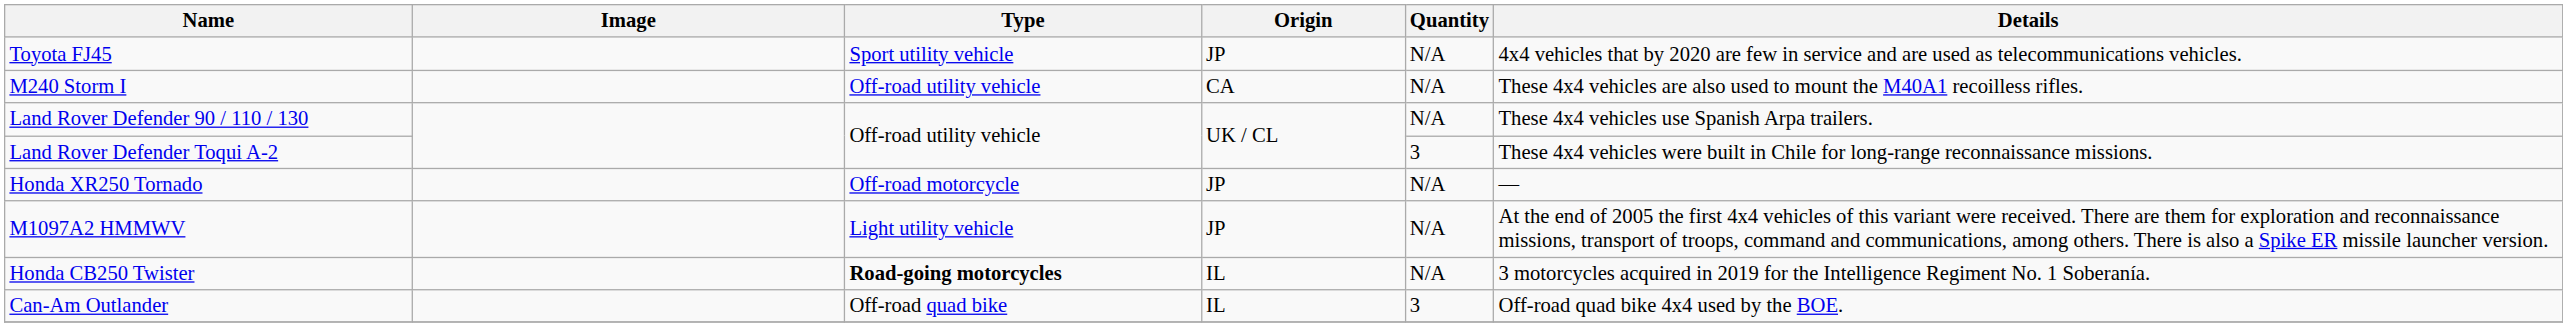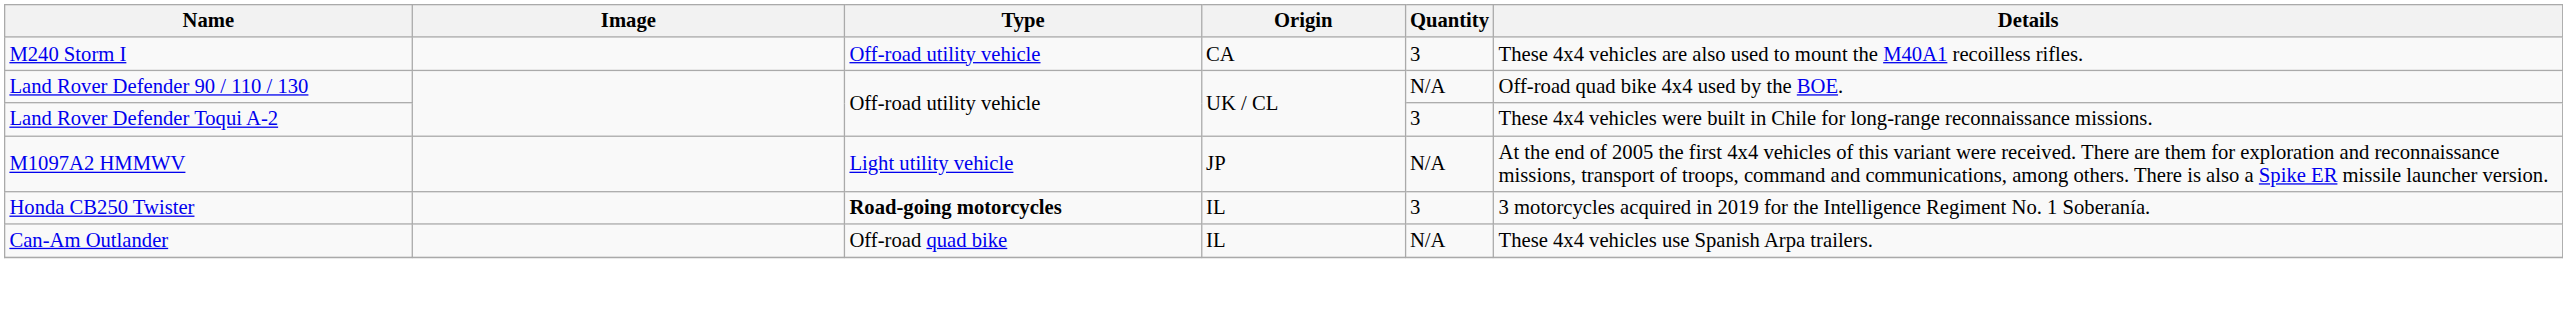- row: (61, 53)
(1428, 86) N/A -> (1415, 53) 3
(1686, 119) These 4x4 vehicles use Spanish Arpa trailers. -> (1671, 86) Off-road quad bike 4x4 used by the BOE.
- row: (106, 184)
(1428, 273) N/A -> (1415, 207) 3
(1415, 305) 3 -> (1428, 240) N/A
(1671, 305) Off-road quad bike 4x4 used by the BOE. -> (1686, 240) These 4x4 vehicles use Spanish Arpa trailers.
